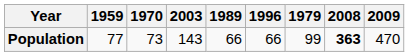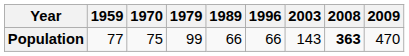columns swapped: (305, 16) <-> (186, 16)
(155, 39) 73 -> (155, 39) 75
